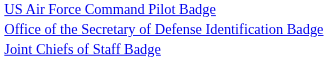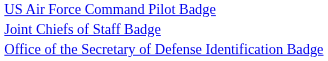rows swapped: (164, 29) <-> (83, 49)
